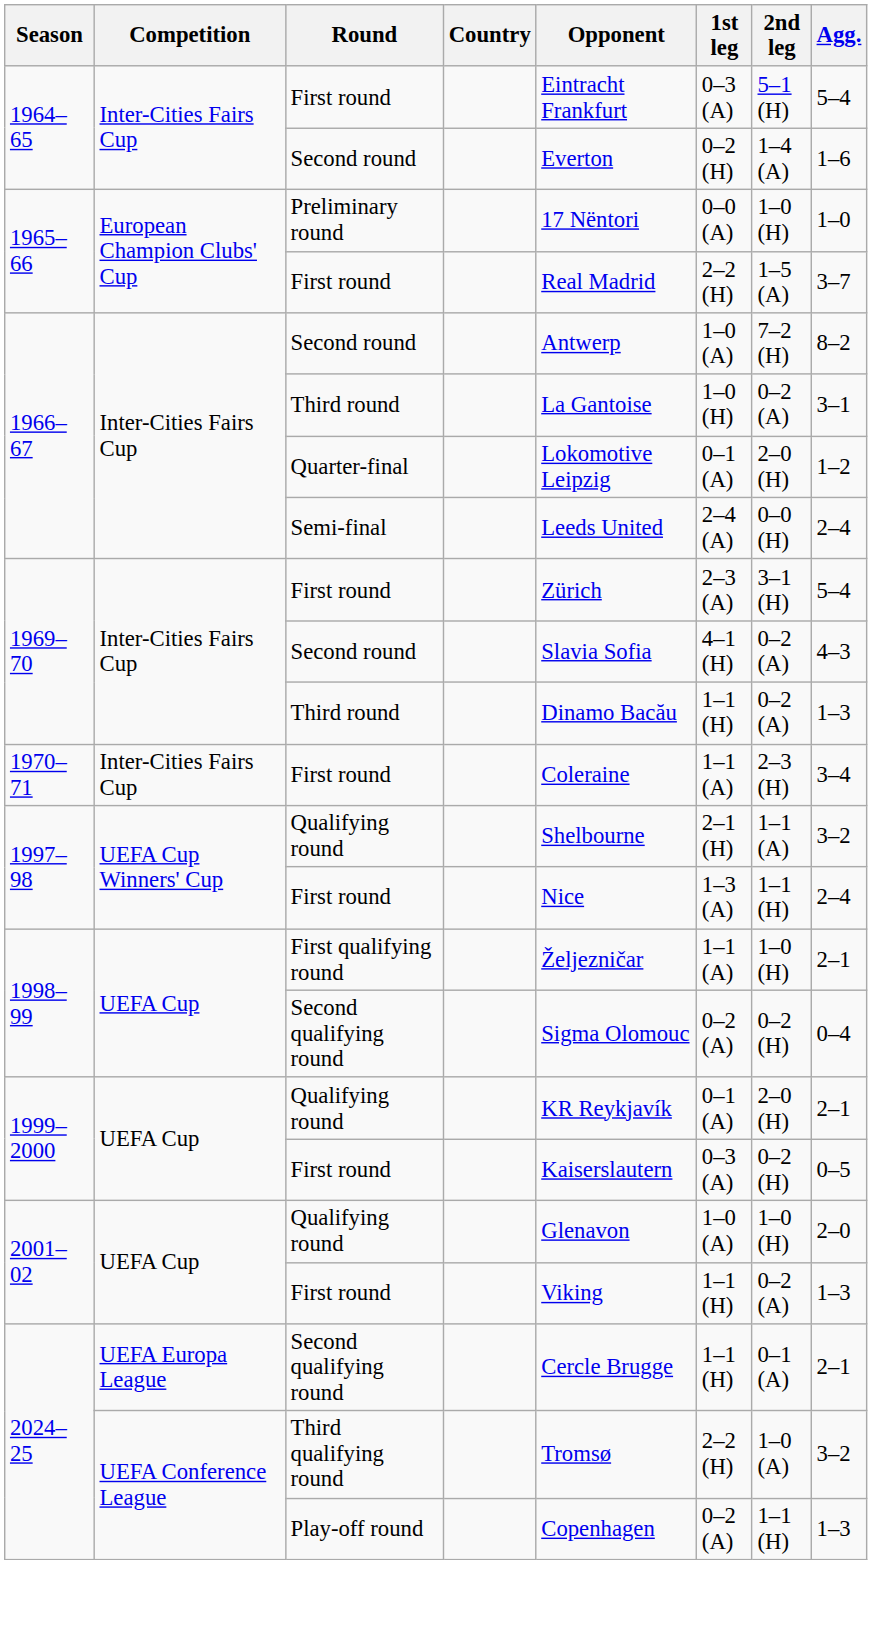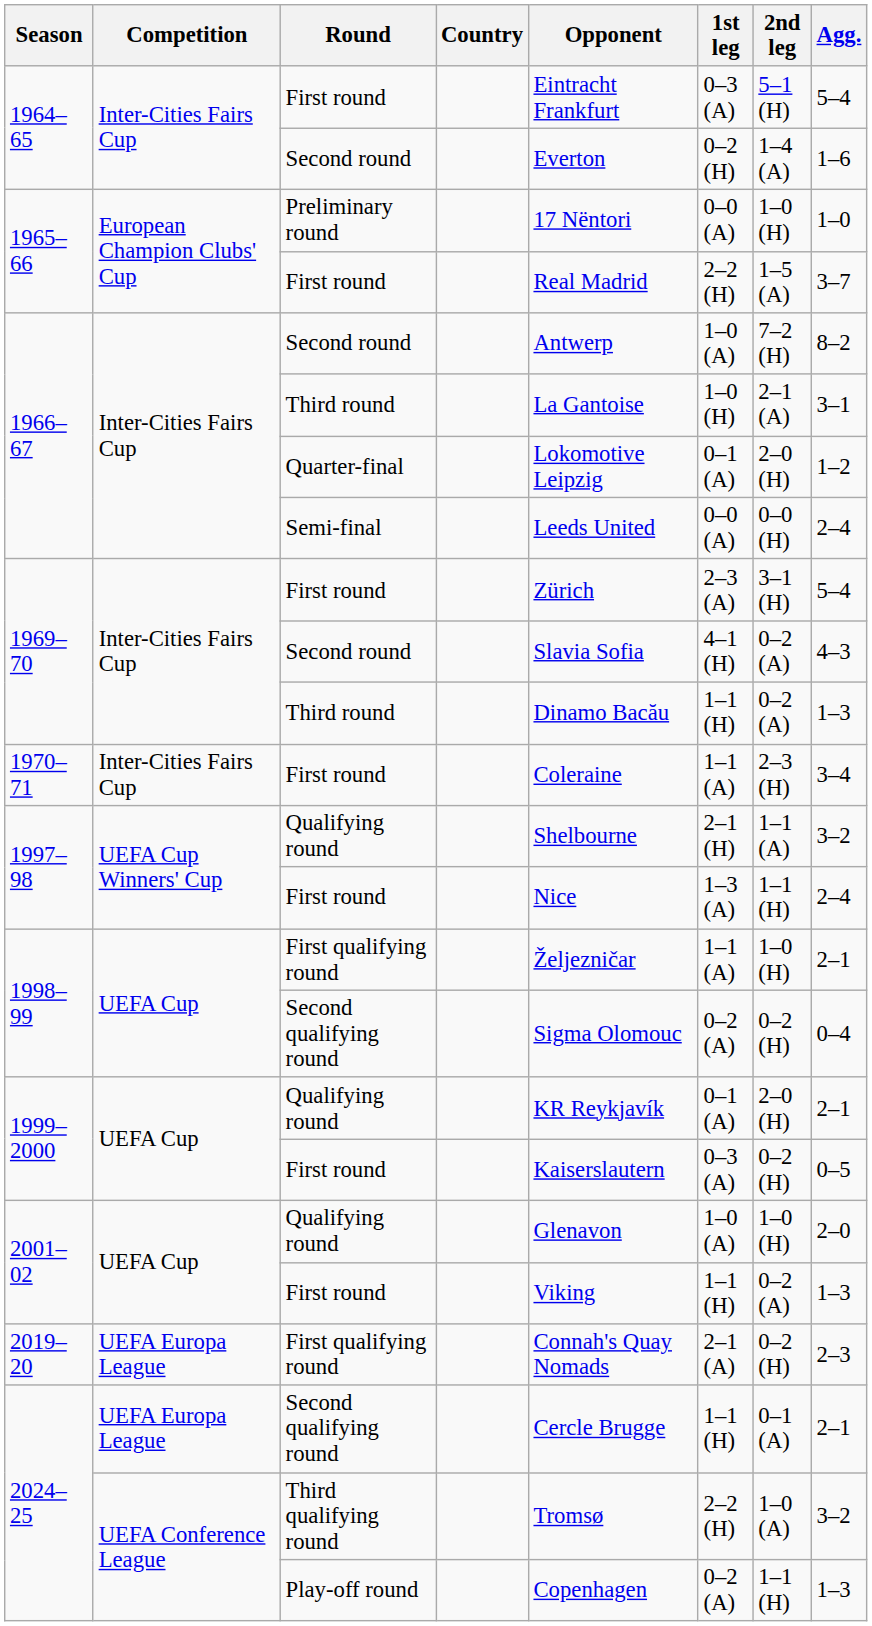(775, 404) 0–2 (A) -> (775, 404) 2–1 (A)
(719, 528) 2–4 (A) -> (721, 528) 0–0 (A)
+ row: (38, 1354)
